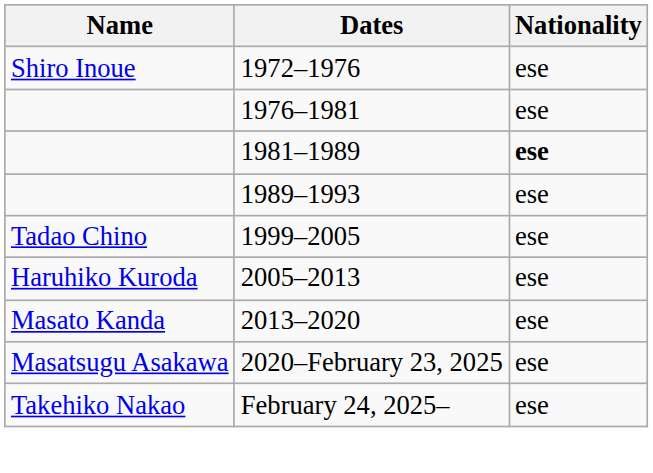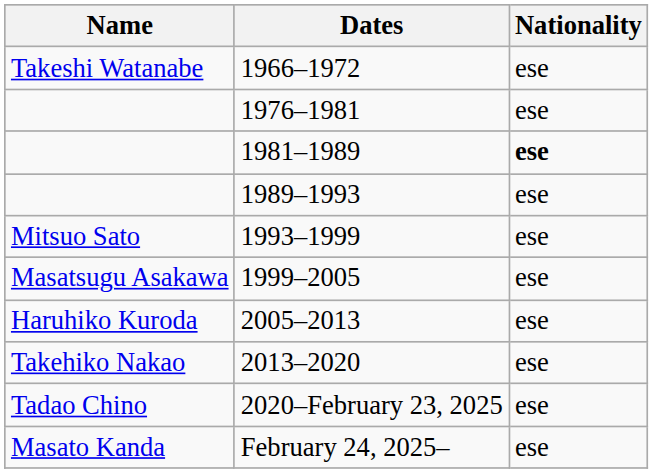+ row: (301, 67)
- row: (301, 67)
+ row: (301, 236)
(79, 236) Tadao Chino -> (120, 278) Masatsugu Asakawa
(88, 320) Masato Kanda -> (98, 362) Takehiko Nakao
(120, 362) Masatsugu Asakawa -> (79, 404) Tadao Chino
(98, 404) Takehiko Nakao -> (88, 446) Masato Kanda
